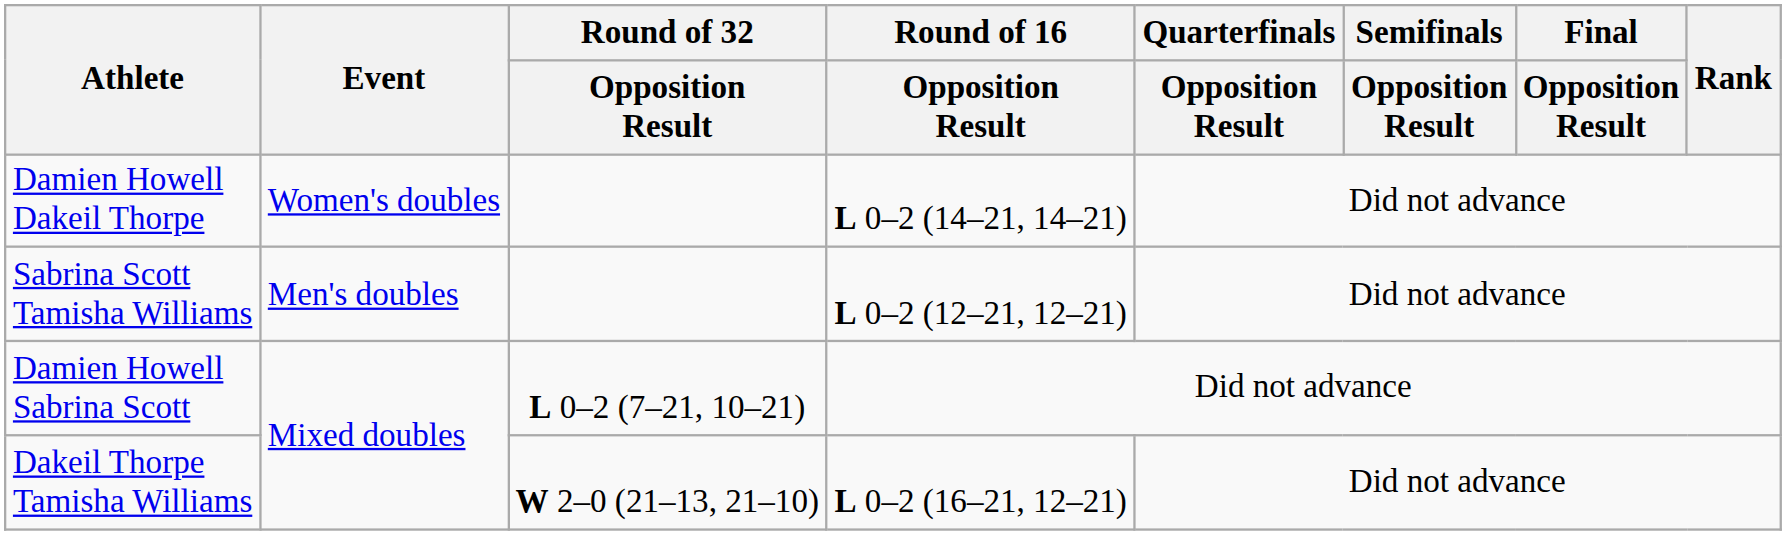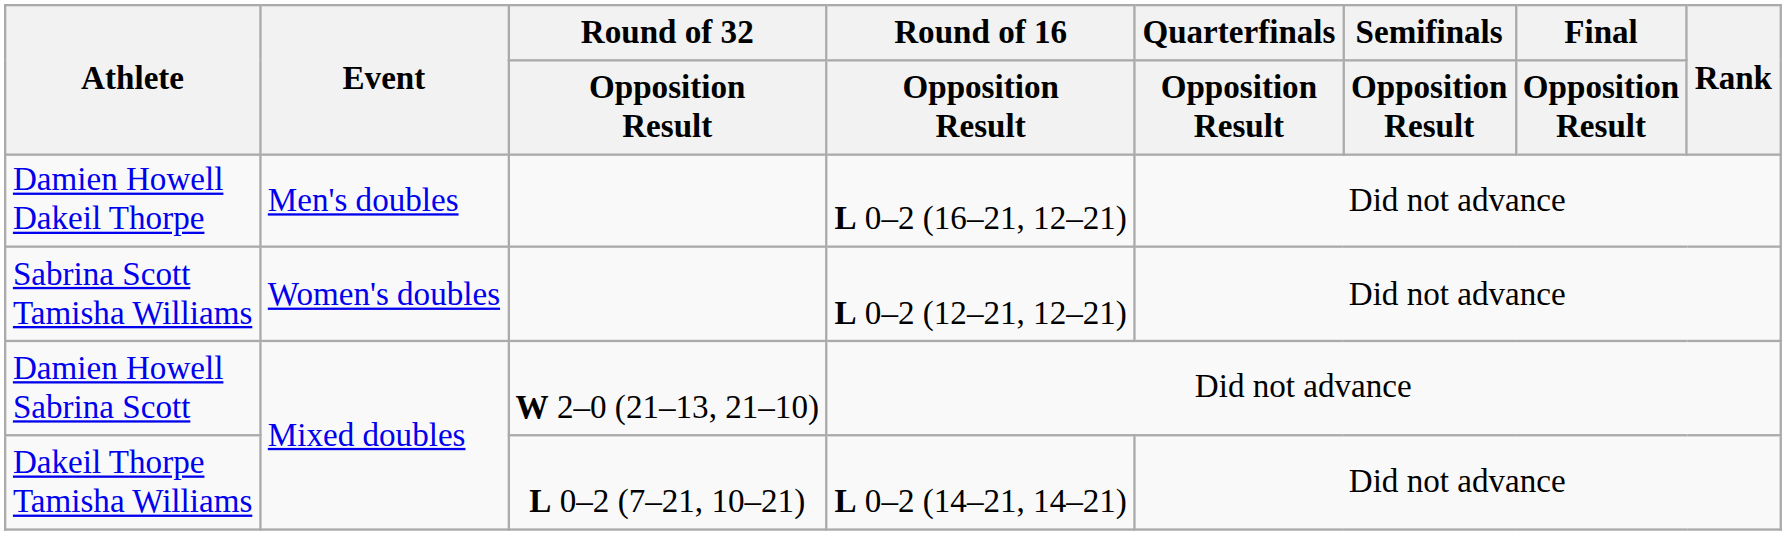(384, 200) Women's doubles -> (363, 200) Men's doubles
(981, 219) L 0–2 (14–21, 14–21) -> (981, 219) L 0–2 (16–21, 12–21)
(363, 293) Men's doubles -> (384, 293) Women's doubles
(667, 407) L 0–2 (7–21, 10–21) -> (667, 407) W 2–0 (21–13, 21–10)
(667, 500) W 2–0 (21–13, 21–10) -> (667, 500) L 0–2 (7–21, 10–21)
(981, 500) L 0–2 (16–21, 12–21) -> (981, 500) L 0–2 (14–21, 14–21)
